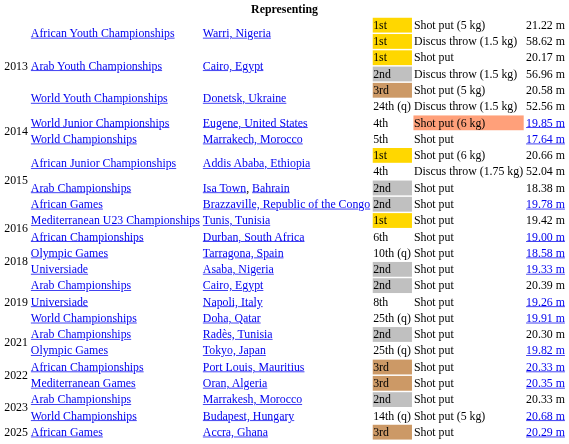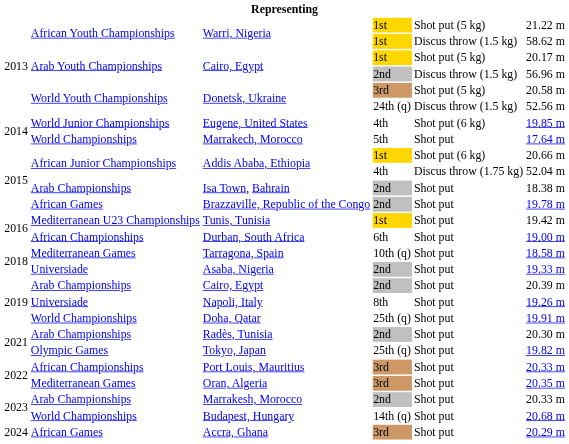(434, 57) Shot put -> (450, 57) Shot put (5 kg)
(450, 122) lightsalmon background -> (450, 122) no background
(69, 253) Olympic Games -> (83, 253) Mediterranean Games
(450, 416) Shot put (5 kg) -> (434, 416) Shot put
(16, 432) 2025 -> (16, 432) 2024
